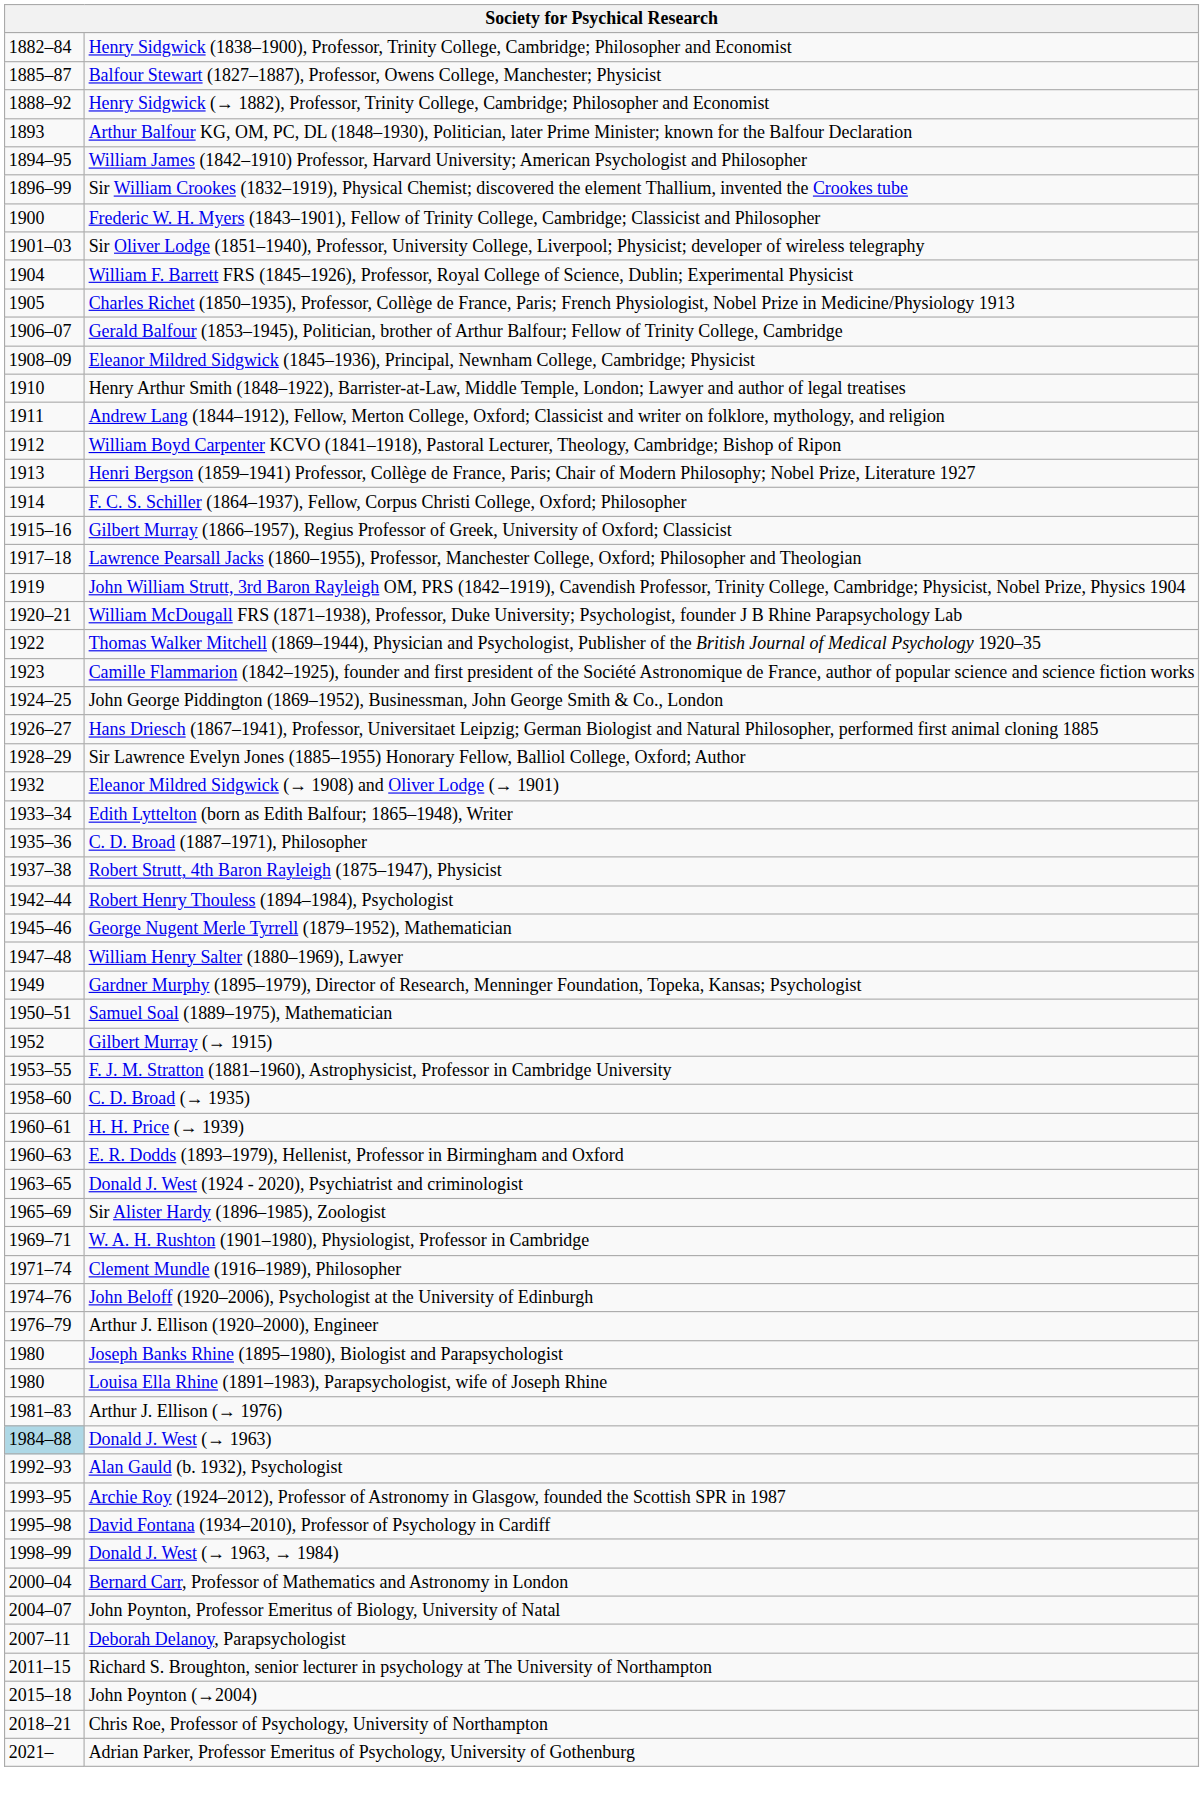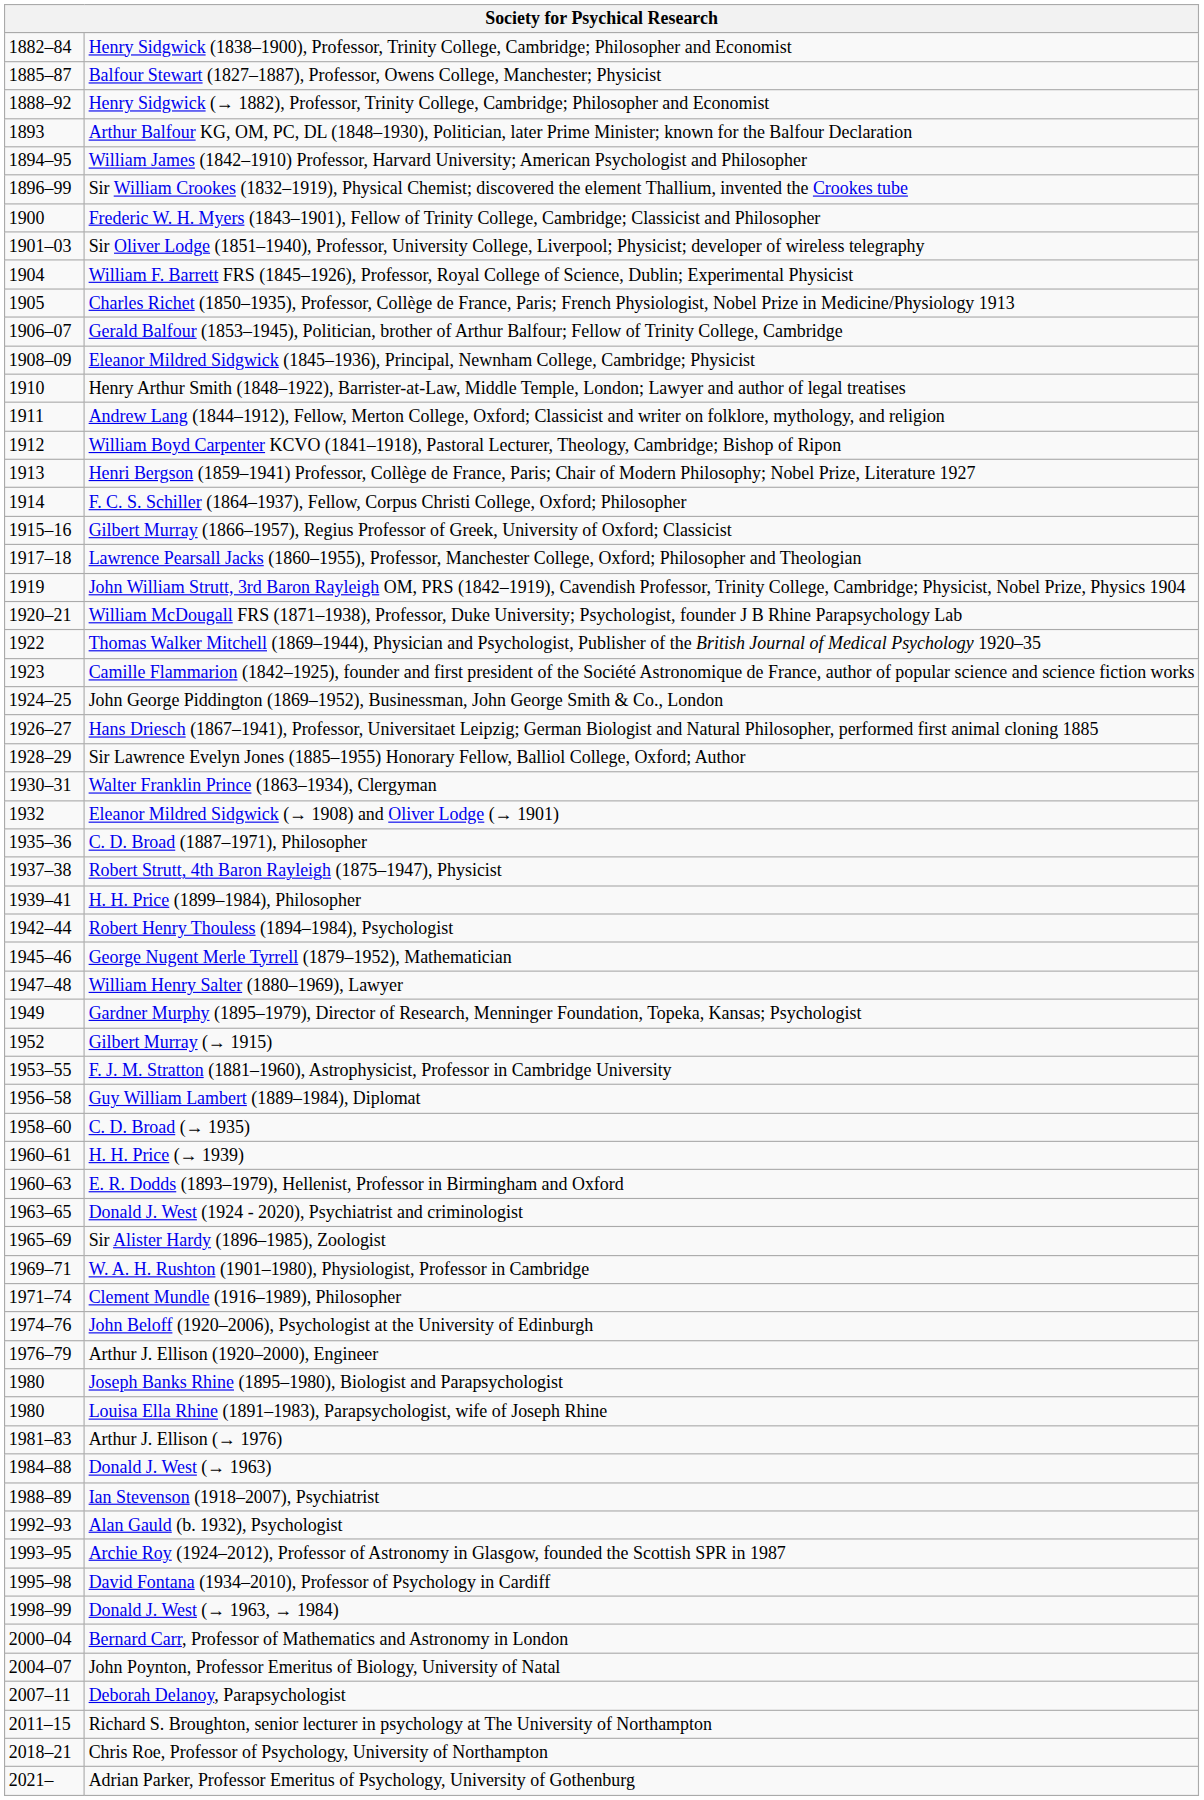+ row: (263, 786)
- row: (301, 814)
+ row: (225, 899)
- row: (240, 1013)
+ row: (255, 1098)
(40, 1439) lightblue background -> (40, 1468) no background
+ row: (234, 1496)
- row: (173, 1695)
